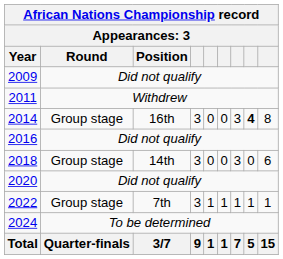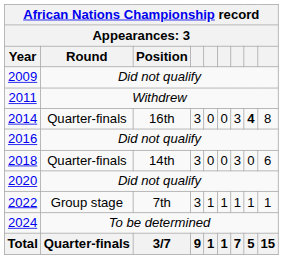(87, 118) Group stage -> (87, 118) Quarter-finals
(87, 160) Group stage -> (87, 160) Quarter-finals
